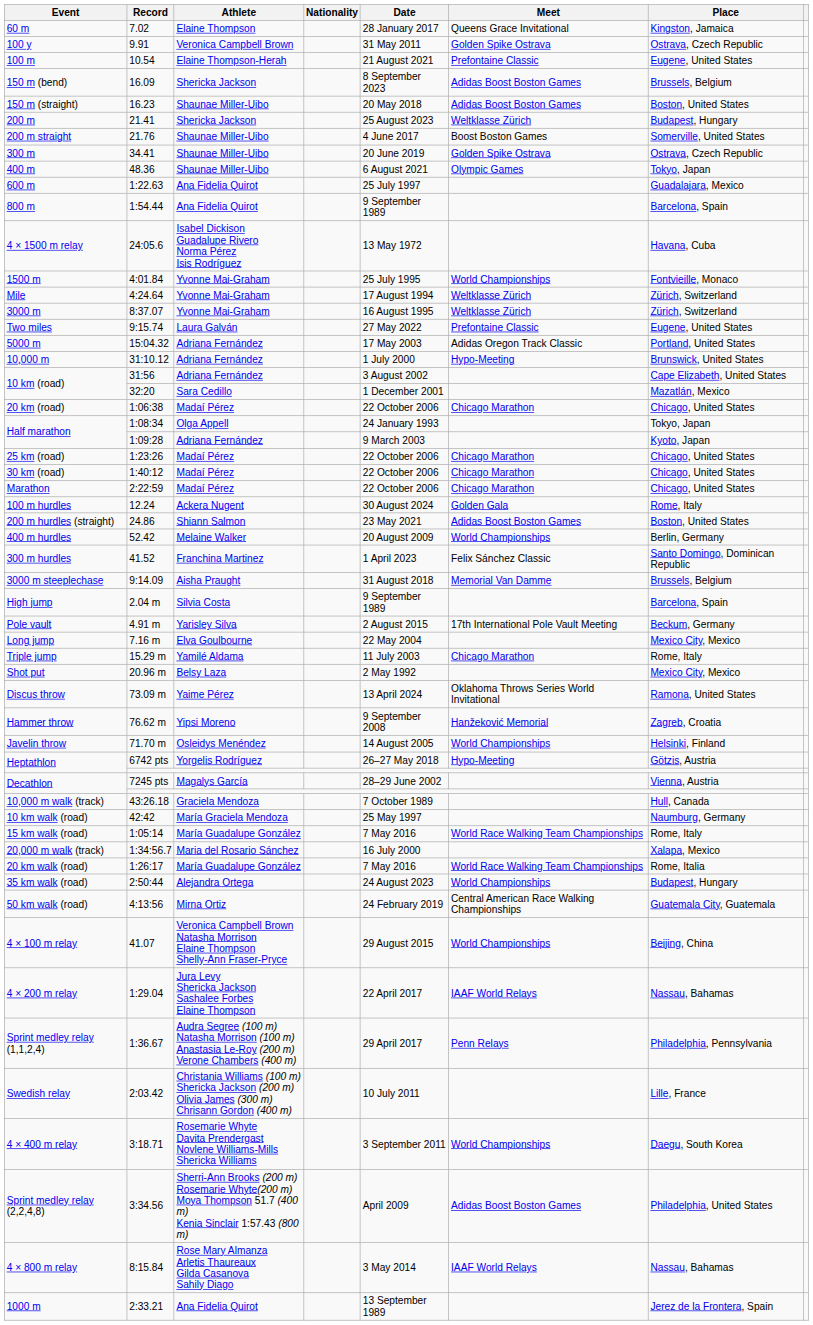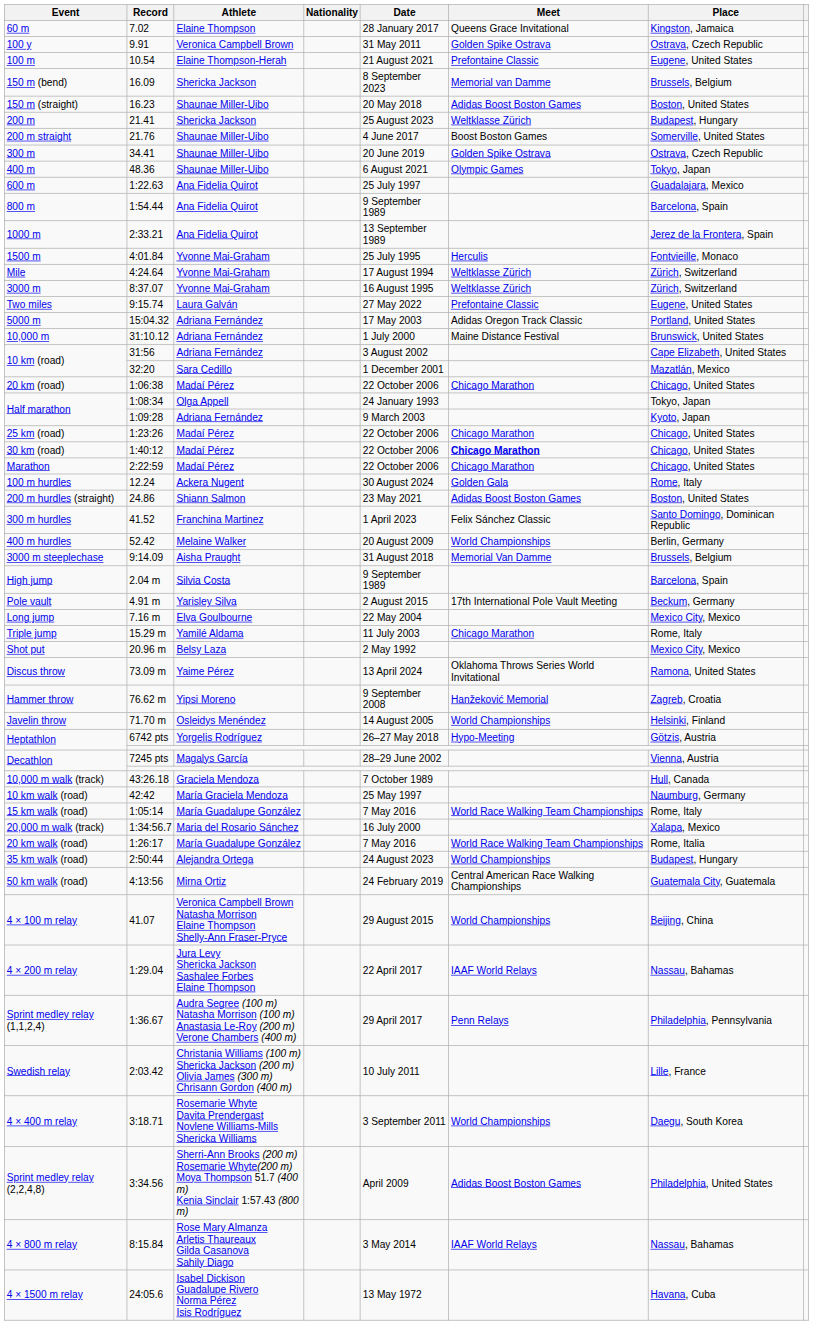(516, 83) Adidas Boost Boston Games -> (501, 83) Memorial van Damme
rows swapped: (24, 1306) <-> (45, 246)
(501, 279) World Championships -> (469, 256) Herculis
(483, 360) Hypo-Meeting -> (505, 337) Maine Distance Festival
(493, 473) normal -> (495, 450) bold
rows swapped: (39, 559) <-> (39, 537)
